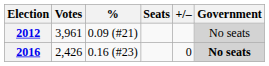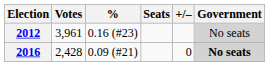(113, 33) 0.09 (#21) -> (113, 33) 0.16 (#23)
(69, 52) 2,426 -> (69, 52) 2,428
(113, 52) 0.16 (#23) -> (113, 52) 0.09 (#21)
